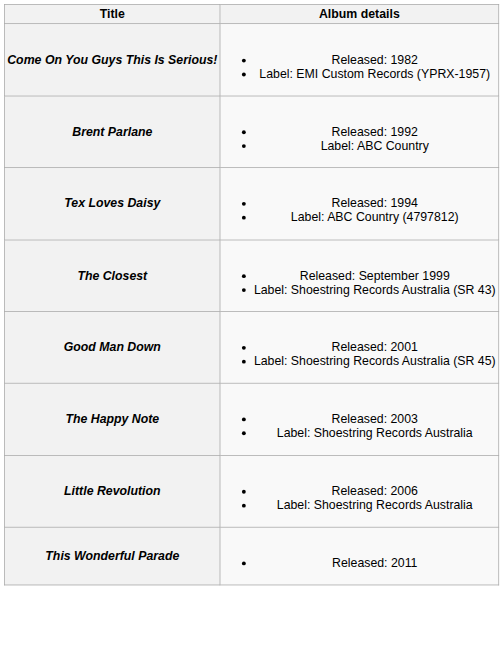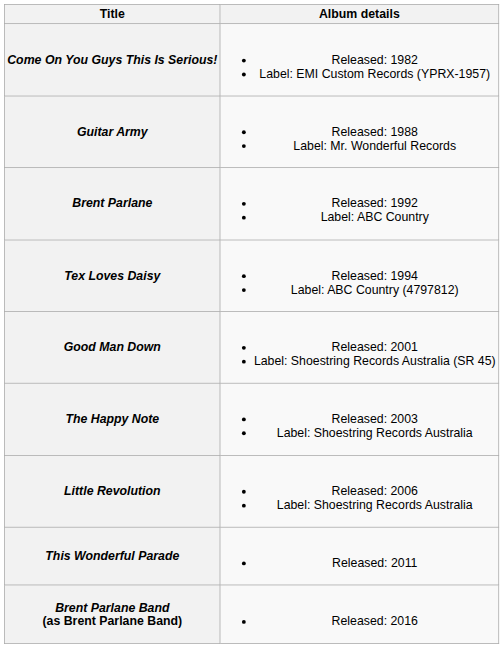+ row: (112, 131)
- row: (112, 275)
+ row: (112, 614)
